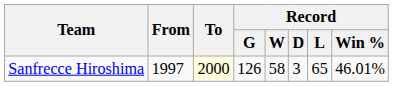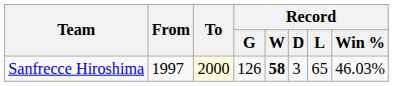(277, 68) normal -> (277, 68) bold
(360, 68) 46.01% -> (360, 68) 46.03%
